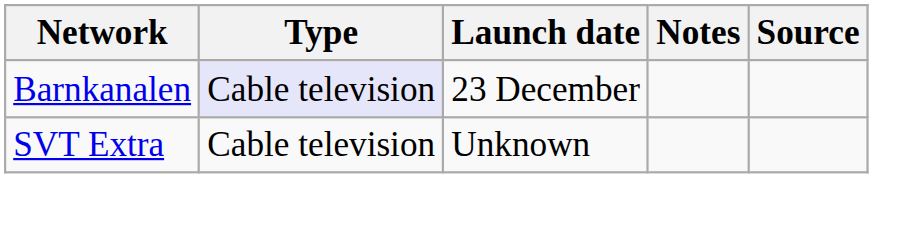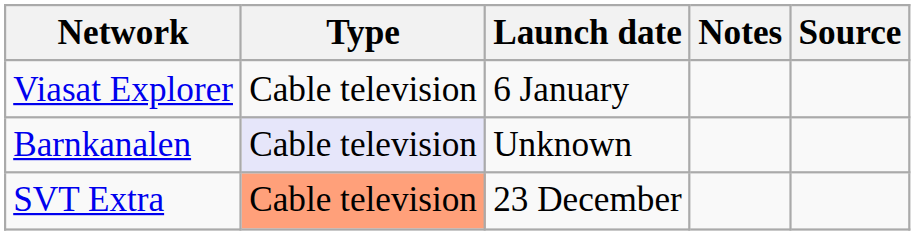+ row: (123, 88)
(546, 88) 23 December -> (563, 144) Unknown
(321, 144) no background -> (363, 199) lightsalmon background
(521, 144) Unknown -> (587, 199) 23 December
